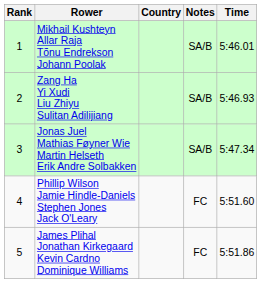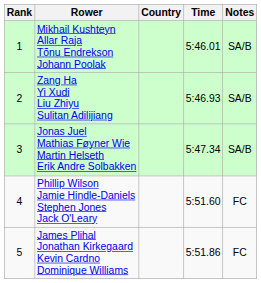columns swapped: (237, 12) <-> (200, 12)
